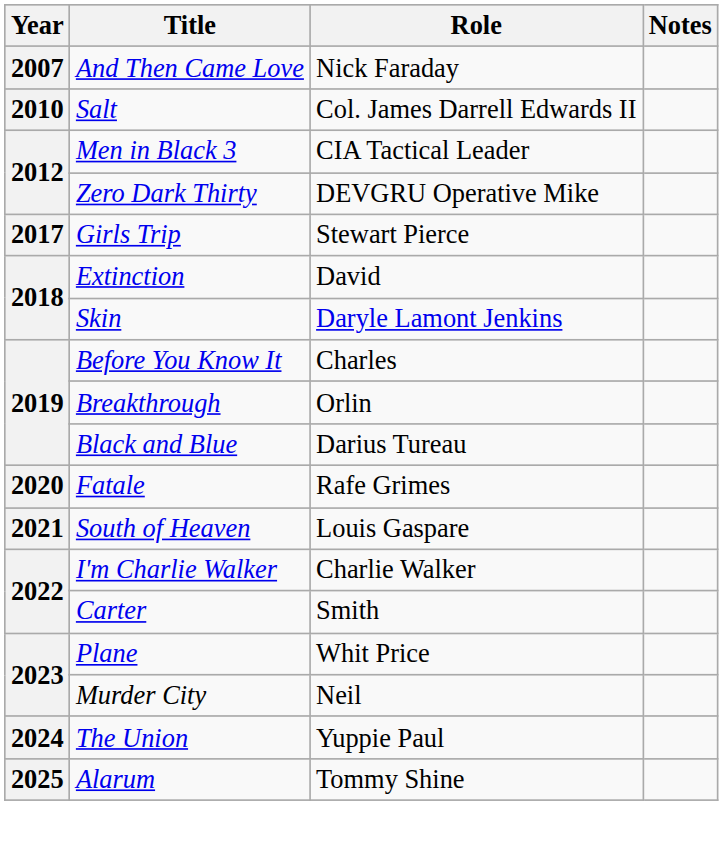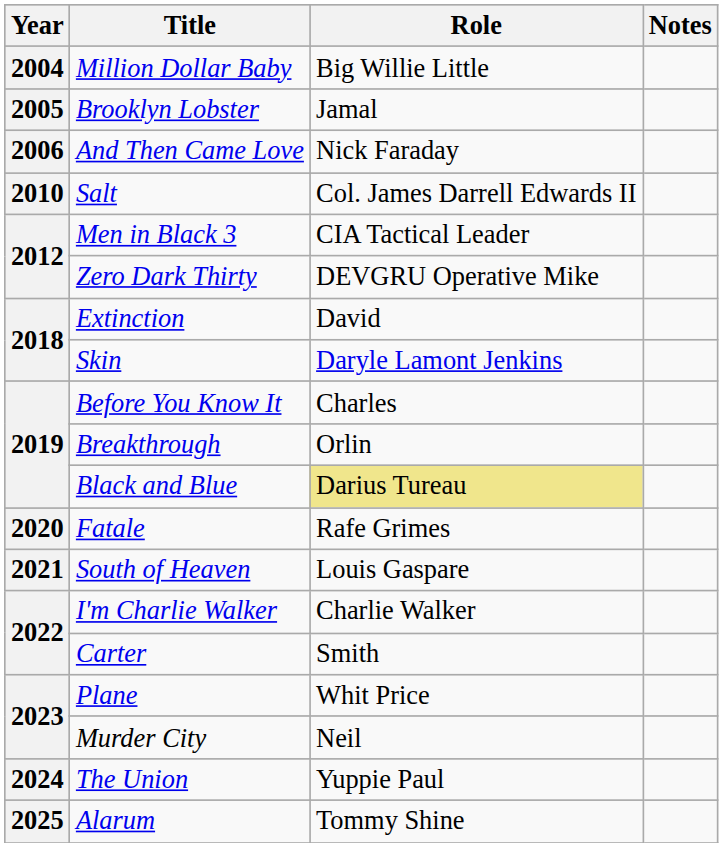+ row: (184, 67)
+ row: (167, 109)
(37, 67) 2007 -> (37, 151) 2006
- row: (128, 234)
(391, 444) no background -> (391, 485) khaki background
